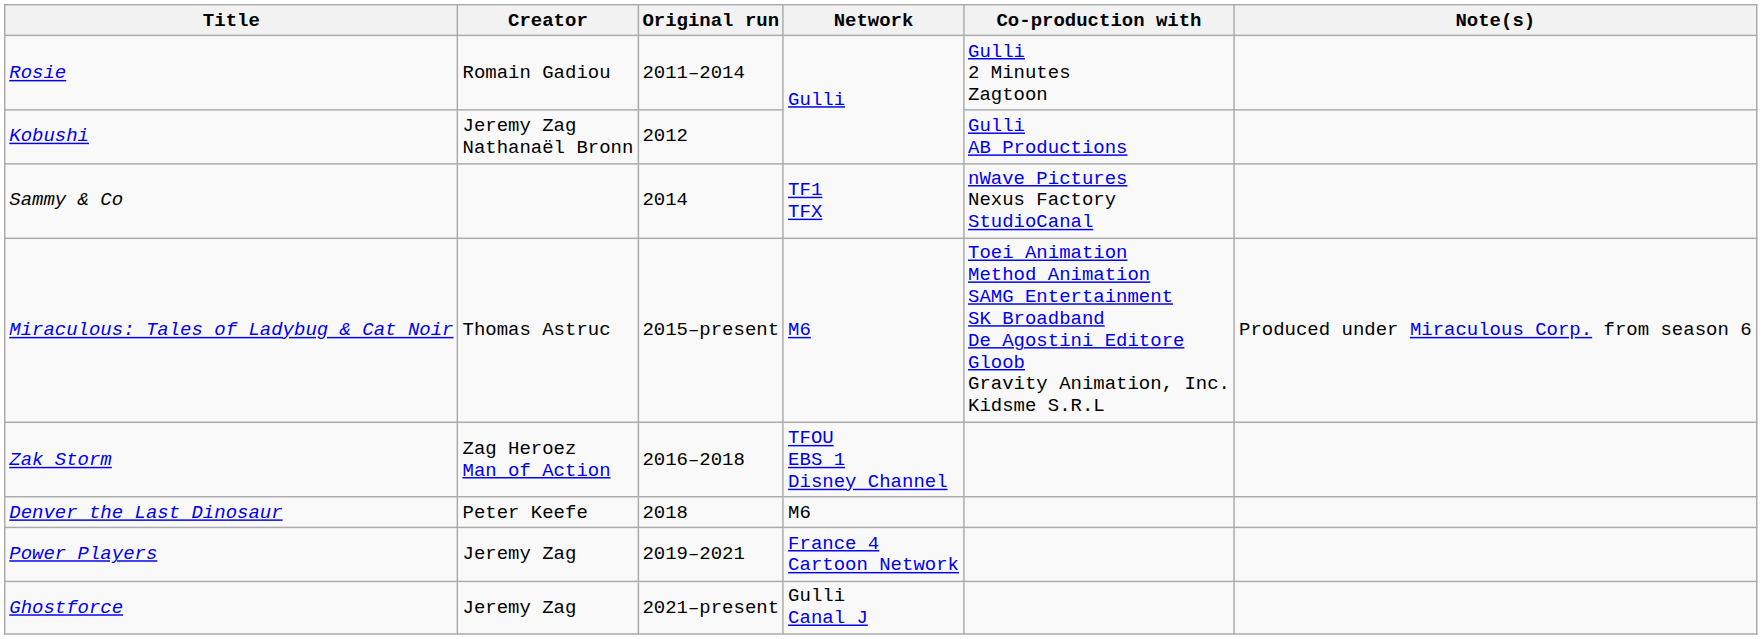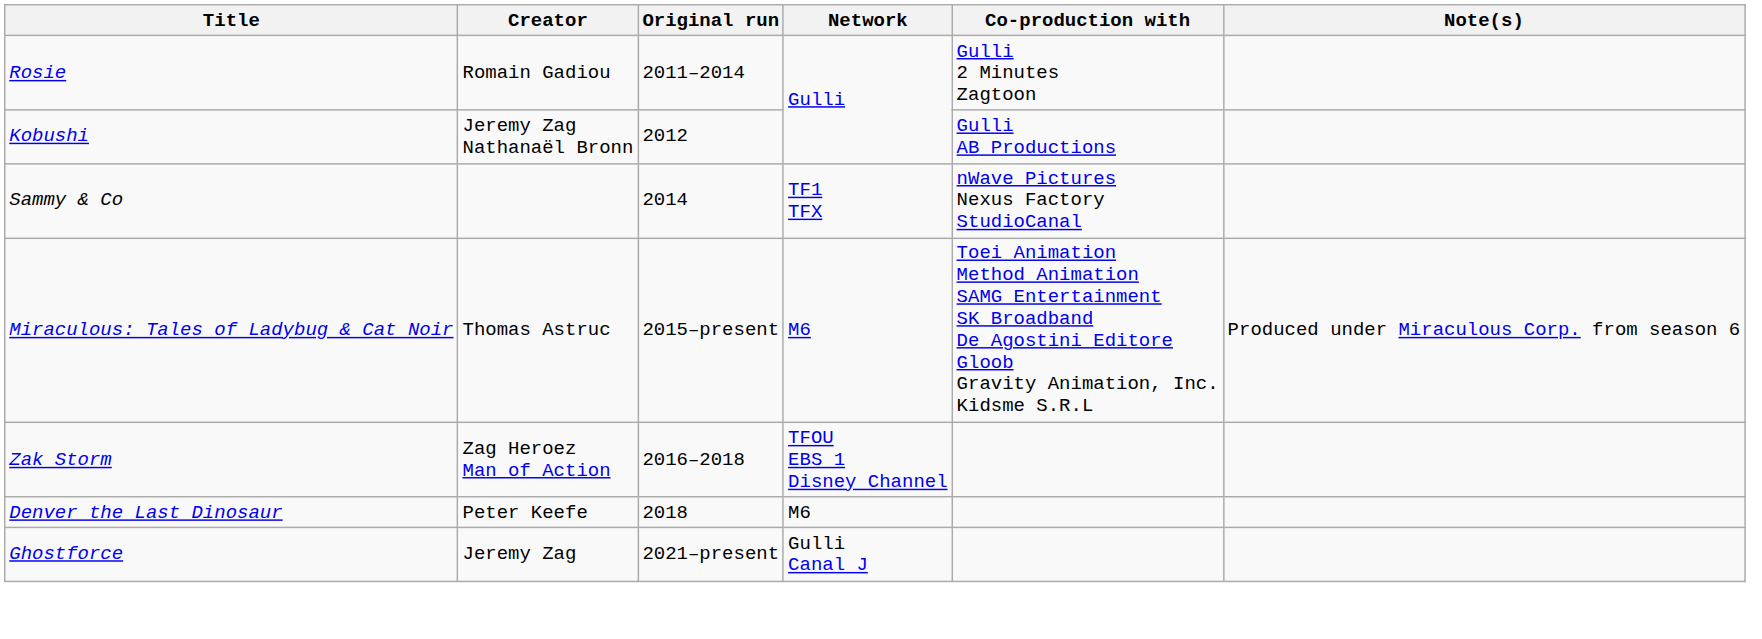- row: (83, 554)
